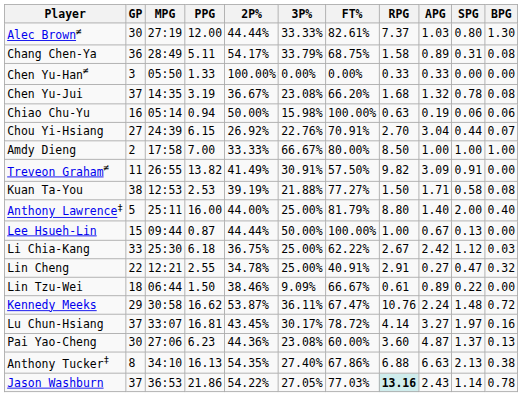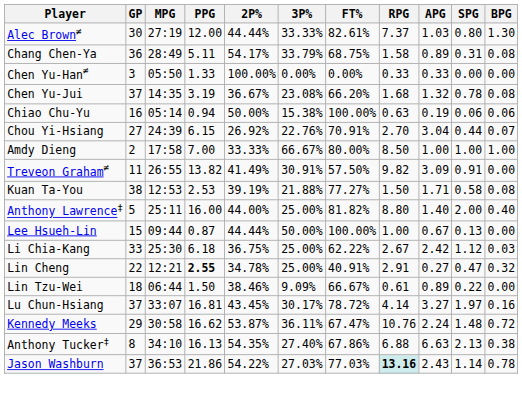(302, 113) 15.98% -> (302, 113) 15.38%
(349, 210) 81.79% -> (349, 210) 81.82%
(201, 268) normal -> (201, 268) bold
rows swapped: (55, 324) <-> (52, 305)
- row: (52, 342)
(302, 383) 27.05% -> (302, 364) 27.03%
